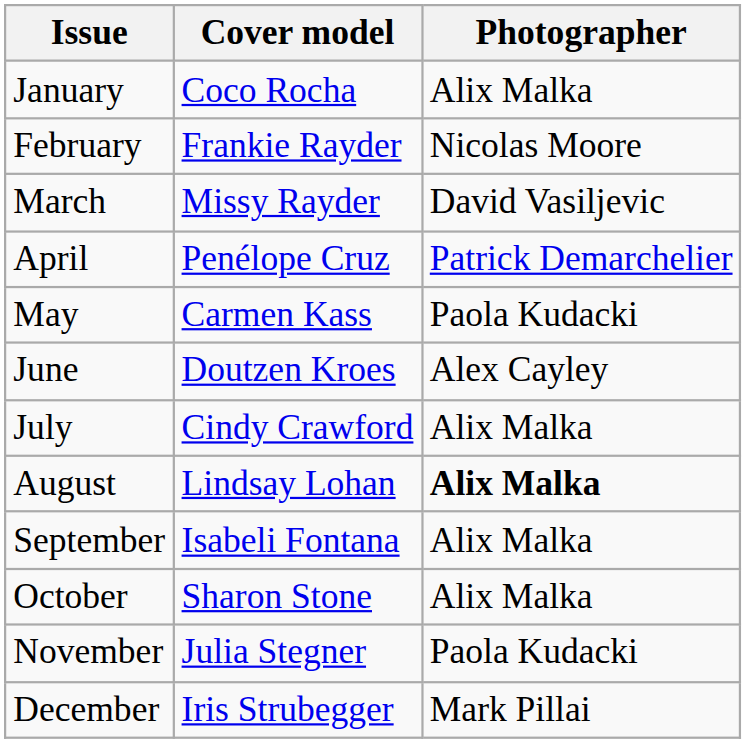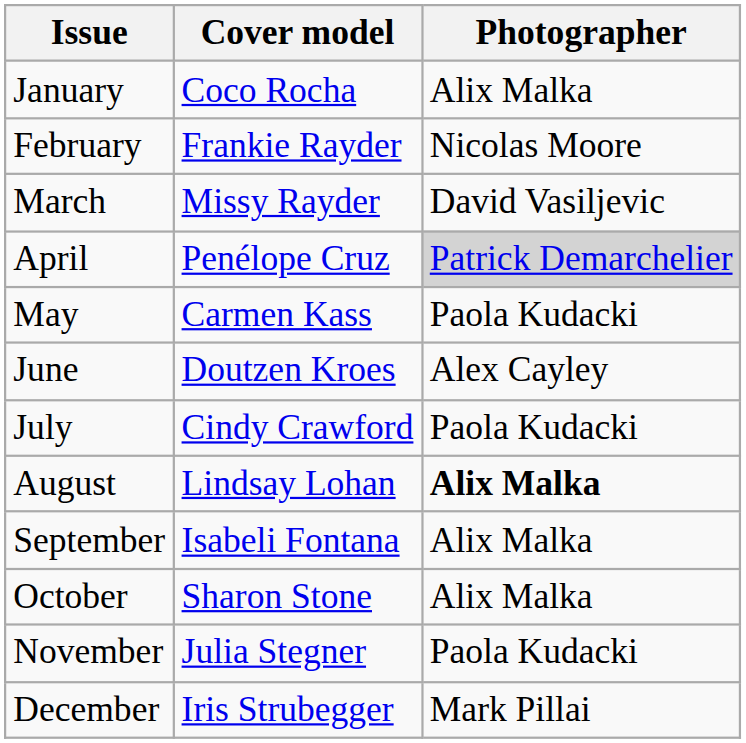(581, 257) no background -> (581, 257) lightgrey background
(511, 426) Alix Malka -> (534, 426) Paola Kudacki
